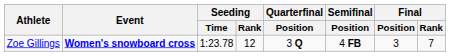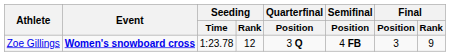(431, 44) 7 -> (431, 44) 9
